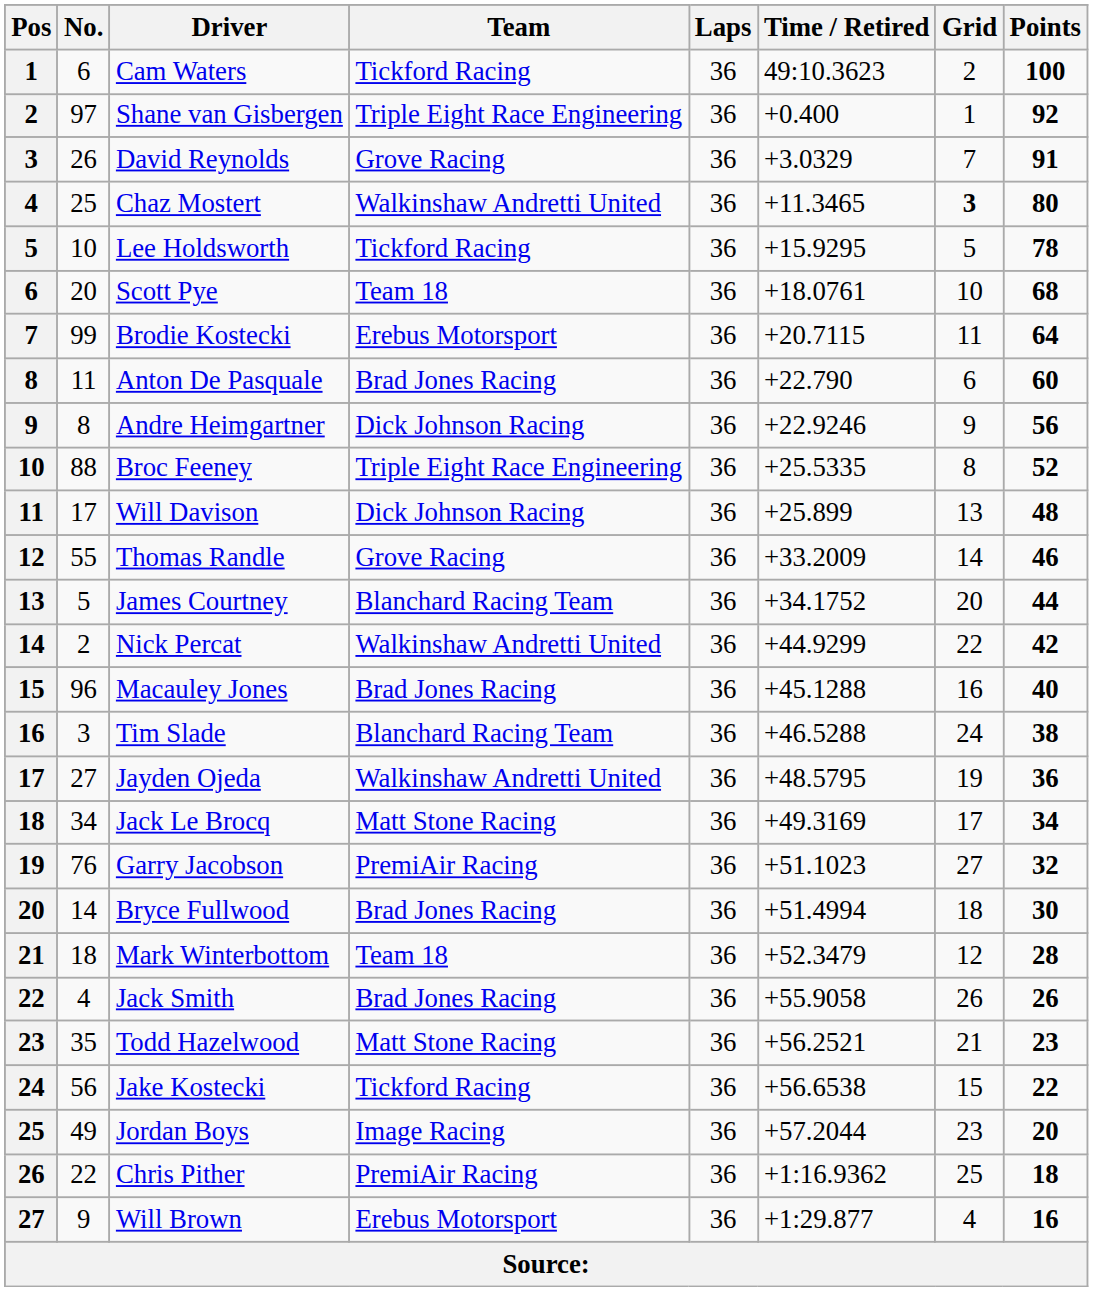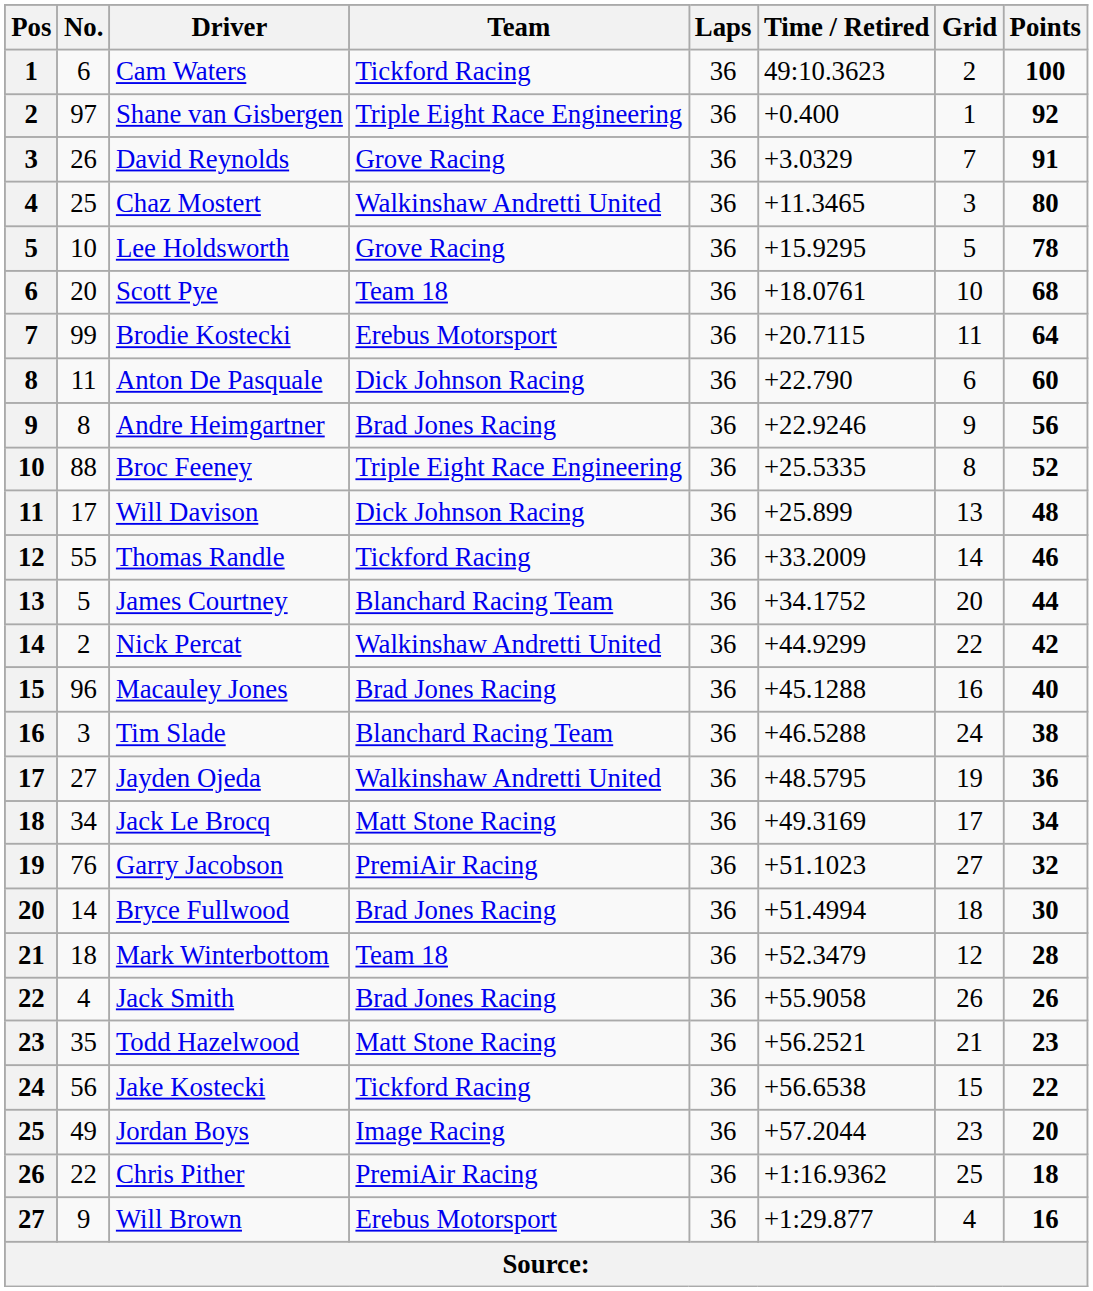(970, 203) bold -> (970, 203) normal
(443, 247) Tickford Racing -> (430, 247) Grove Racing
(456, 380) Brad Jones Racing -> (470, 380) Dick Johnson Racing
(470, 424) Dick Johnson Racing -> (456, 424) Brad Jones Racing
(430, 557) Grove Racing -> (443, 557) Tickford Racing
